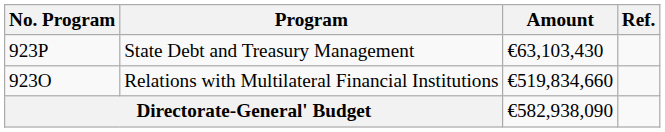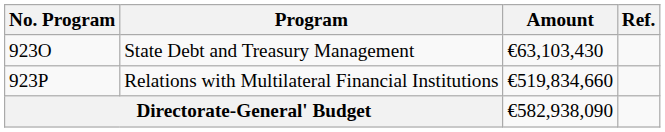(29, 50) 923P -> (30, 50) 923O
(30, 80) 923O -> (29, 80) 923P
